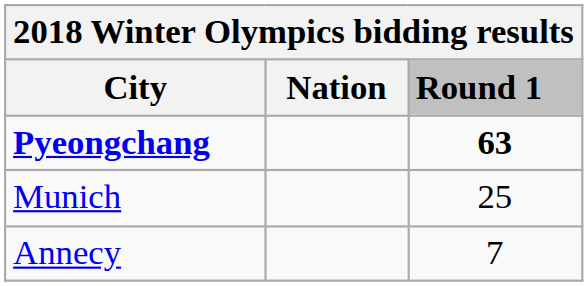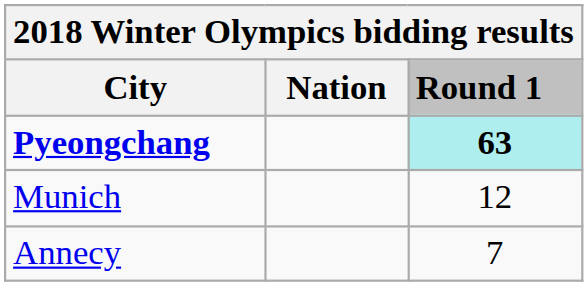(495, 142) no background -> (495, 142) paleturquoise background
(495, 197) 25 -> (495, 197) 12
